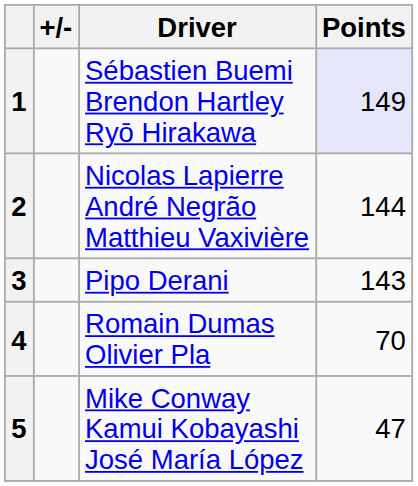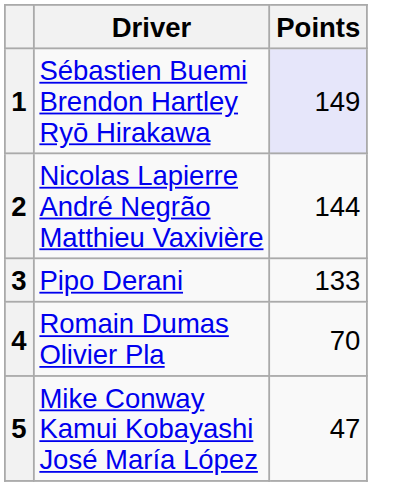- column: (56, 27)
(383, 281) 143 -> (337, 281) 133
